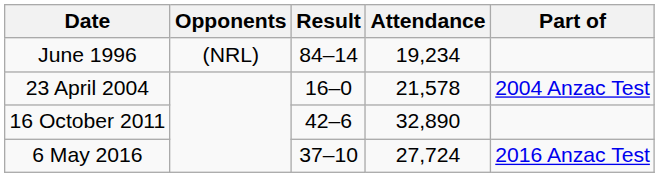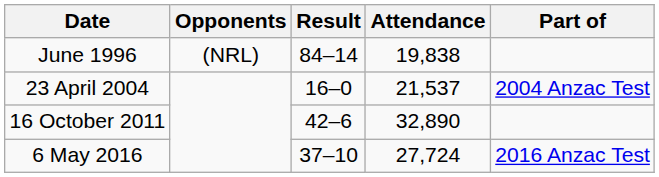(428, 54) 19,234 -> (428, 54) 19,838
(428, 88) 21,578 -> (428, 88) 21,537
